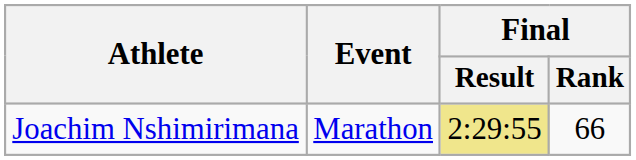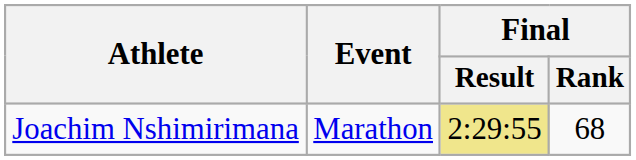(590, 129) 66 -> (590, 129) 68
